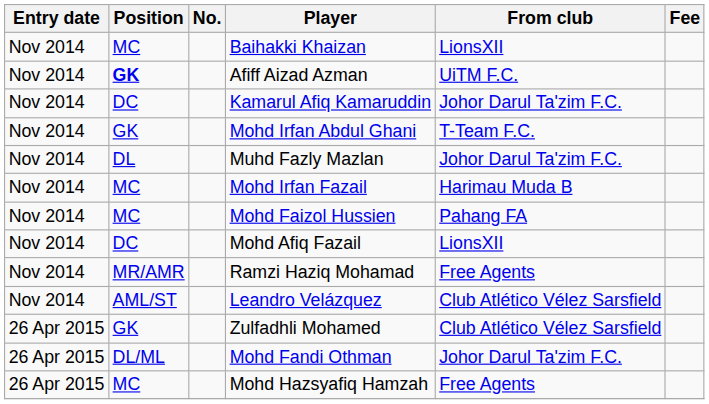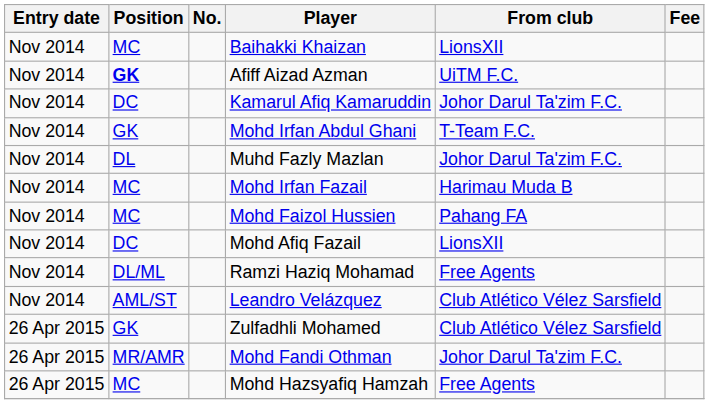(149, 272) MR/AMR -> (139, 272) DL/ML
(139, 356) DL/ML -> (149, 356) MR/AMR
